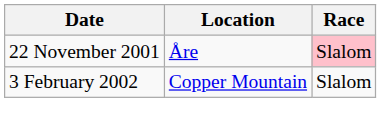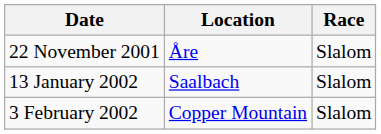(344, 50) pink background -> (344, 50) no background
+ row: (74, 81)
